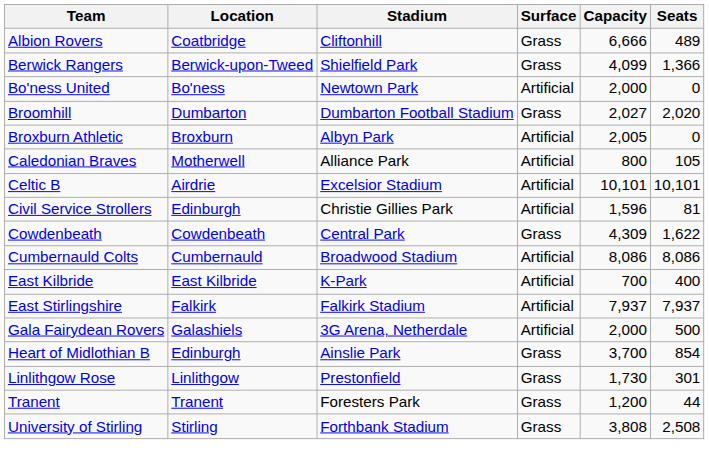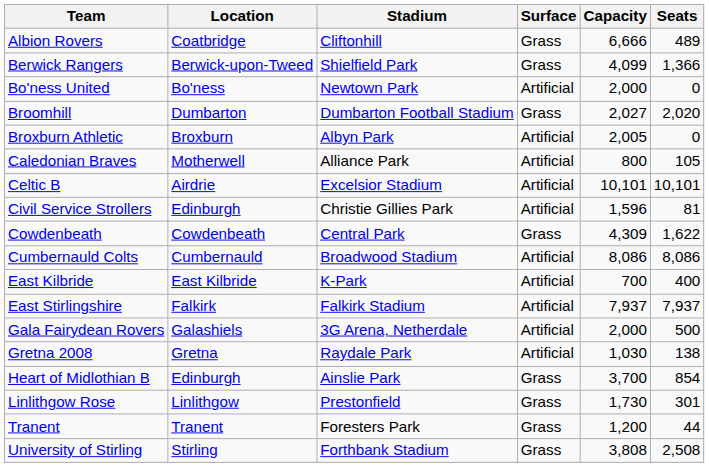+ row: (50, 354)
